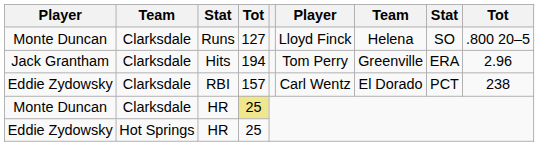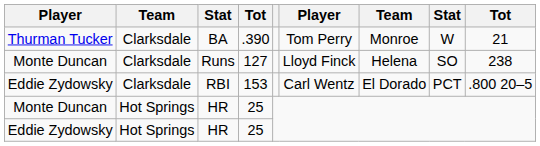+ row: (60, 38)
(498, 38) .800 20–5 -> (500, 61) 238
- row: (60, 61)
(253, 84) 157 -> (255, 84) 153
(498, 84) 238 -> (500, 84) .800 20–5
(157, 107) Clarksdale -> (157, 107) Hot Springs
(253, 107) khaki background -> (255, 107) no background
